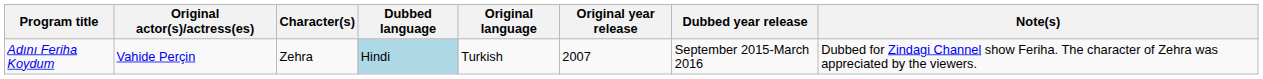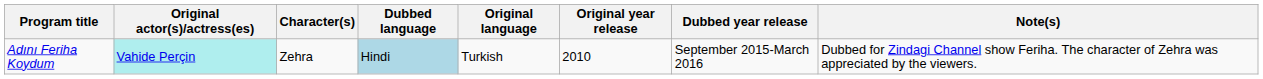(156, 56) no background -> (156, 56) paleturquoise background
(577, 56) 2007 -> (577, 56) 2010
